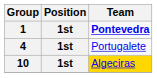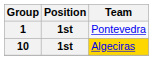(120, 30) bold -> (119, 30) normal
- row: (23, 47)
